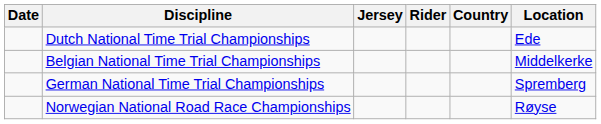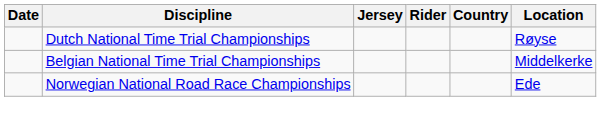(528, 38) Ede -> (536, 38) Røyse
- row: (185, 84)
(536, 107) Røyse -> (528, 84) Ede
